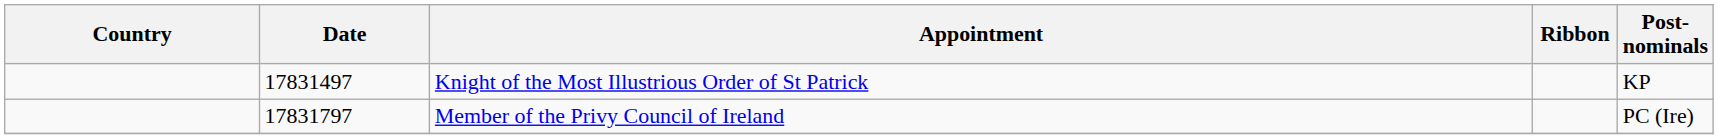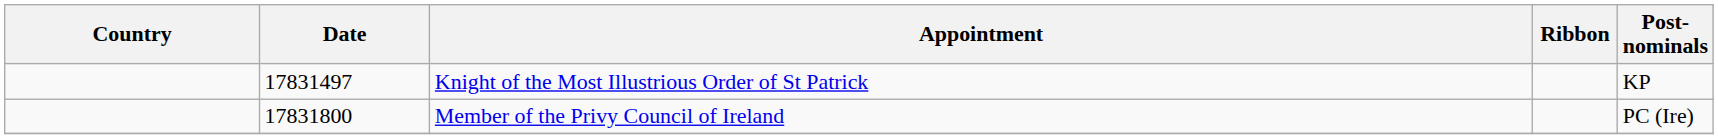(308, 116) 17831797 -> (308, 116) 17831800
